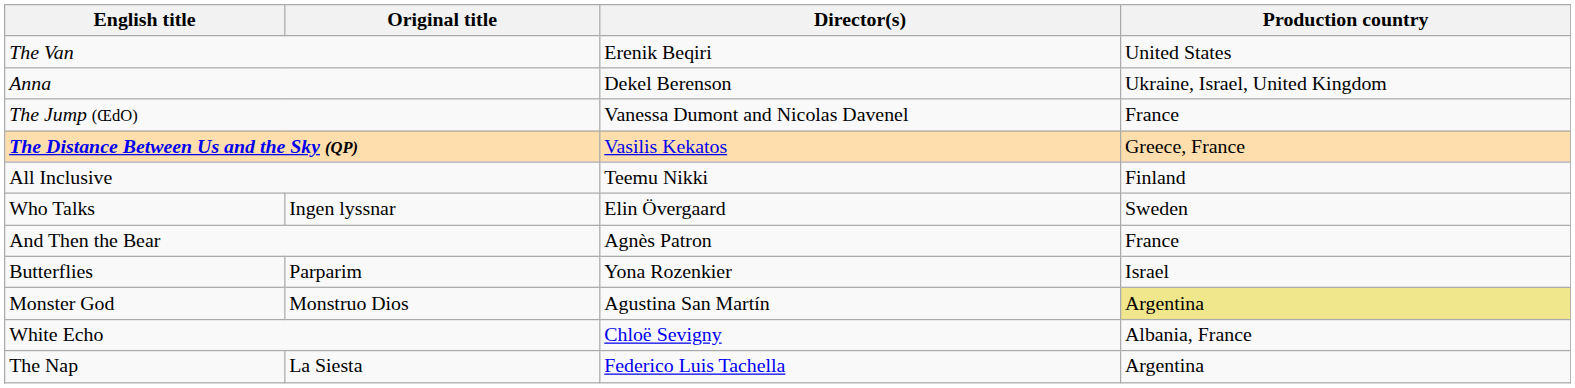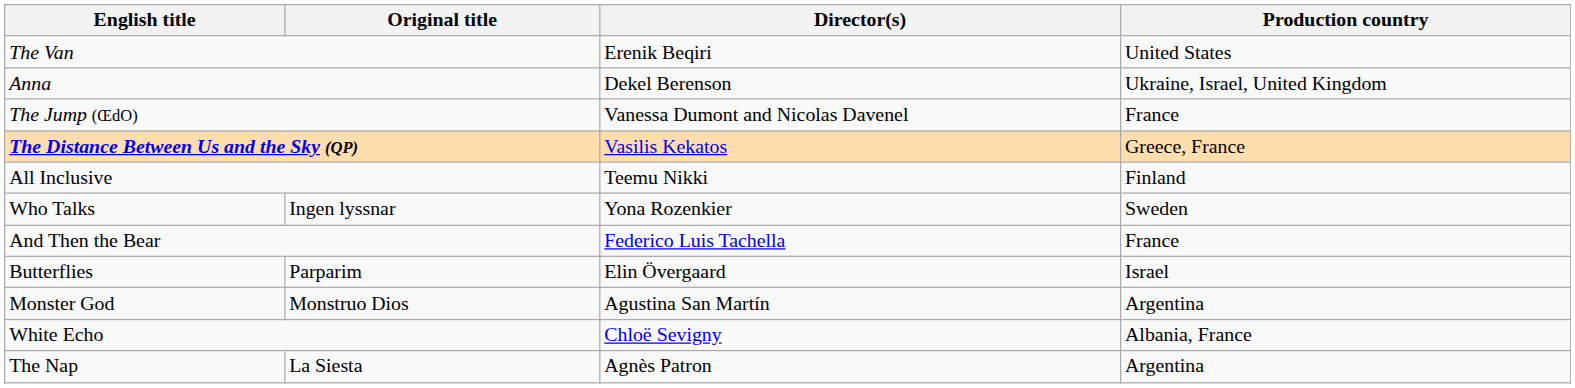(665, 209) Elin Övergaard -> (668, 209) Yona Rozenkier
(658, 240) Agnès Patron -> (695, 240) Federico Luis Tachella
(668, 271) Yona Rozenkier -> (665, 271) Elin Övergaard
(1165, 303) khaki background -> (1165, 303) no background
(695, 366) Federico Luis Tachella -> (658, 366) Agnès Patron
